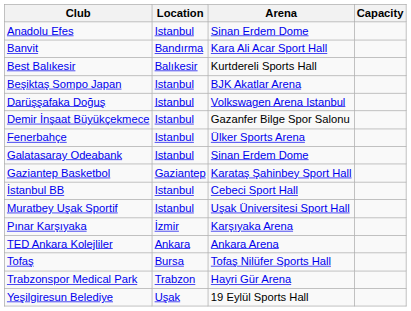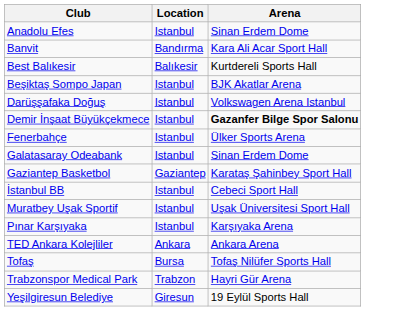- column: (380, 13)
(280, 119) normal -> (285, 119) bold
(167, 226) İzmir -> (174, 226) Istanbul
(167, 297) Uşak -> (174, 297) Giresun
